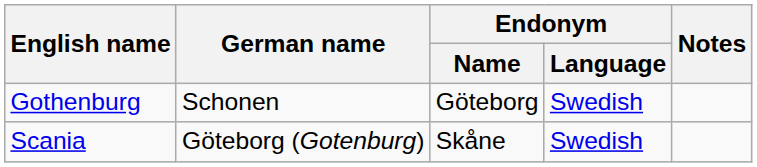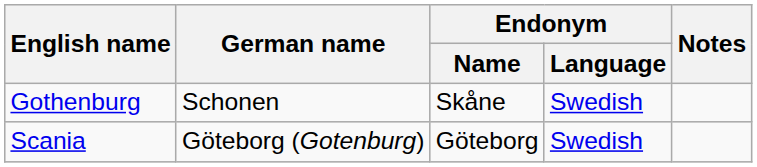(487, 102) Göteborg -> (471, 102) Skåne
(471, 141) Skåne -> (487, 141) Göteborg
